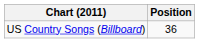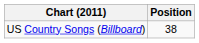(171, 29) 36 -> (171, 29) 38
